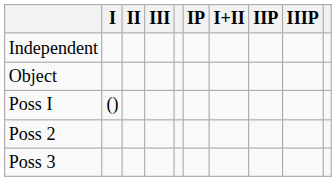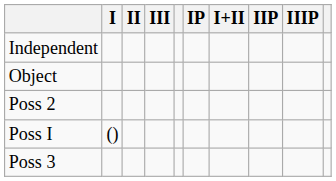rows swapped: (31, 104) <-> (32, 133)
